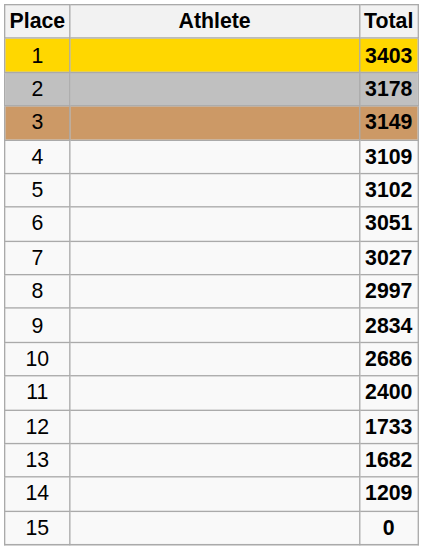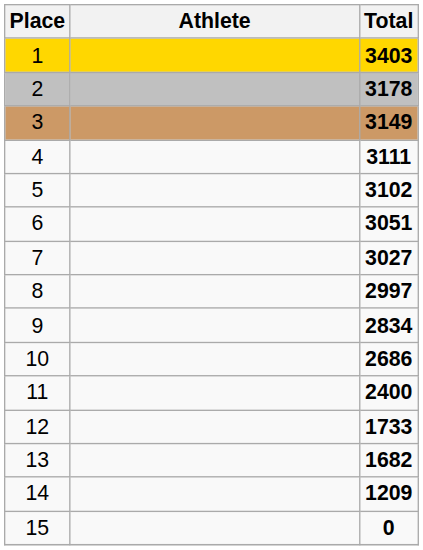(389, 156) 3109 -> (389, 156) 3111
